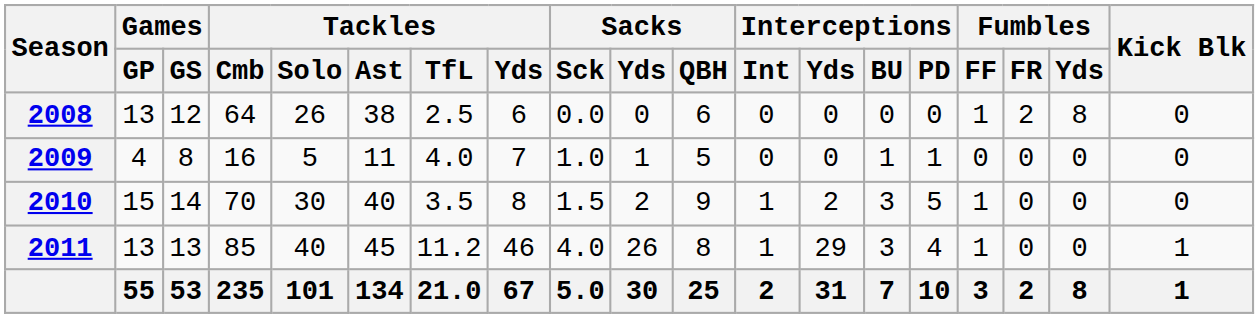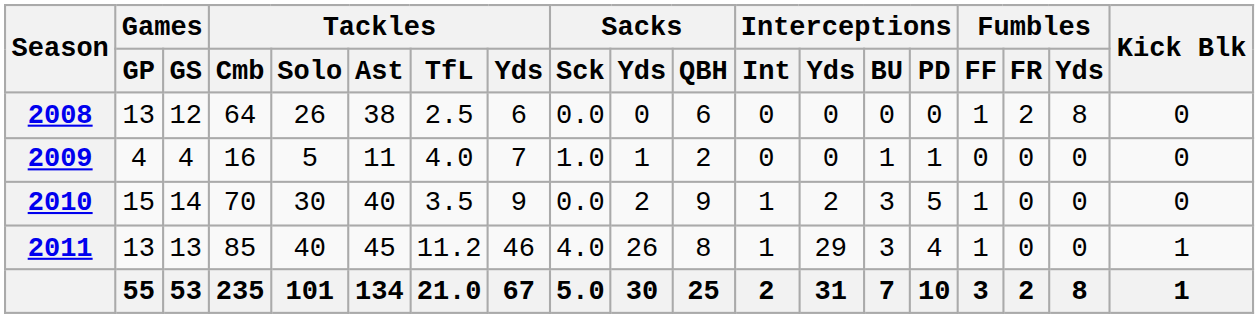(186, 159) 8 -> (186, 159) 4
(703, 159) 5 -> (703, 159) 2
(519, 203) 8 -> (519, 203) 9
(580, 203) 1.5 -> (580, 203) 0.0
